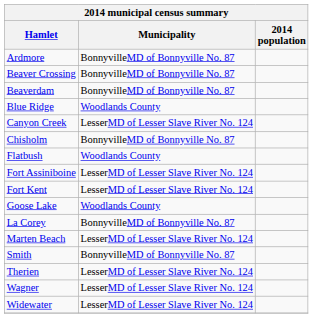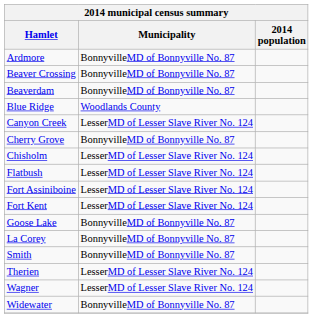+ row: (35, 139)
(158, 139) BonnyvilleMD of Bonnyville No. 87 -> (167, 156) LesserMD of Lesser Slave River No. 124
(120, 156) Woodlands County -> (167, 172) LesserMD of Lesser Slave River No. 124
(120, 205) Woodlands County -> (158, 222) BonnyvilleMD of Bonnyville No. 87
- row: (36, 238)
(167, 304) LesserMD of Lesser Slave River No. 124 -> (158, 304) BonnyvilleMD of Bonnyville No. 87
